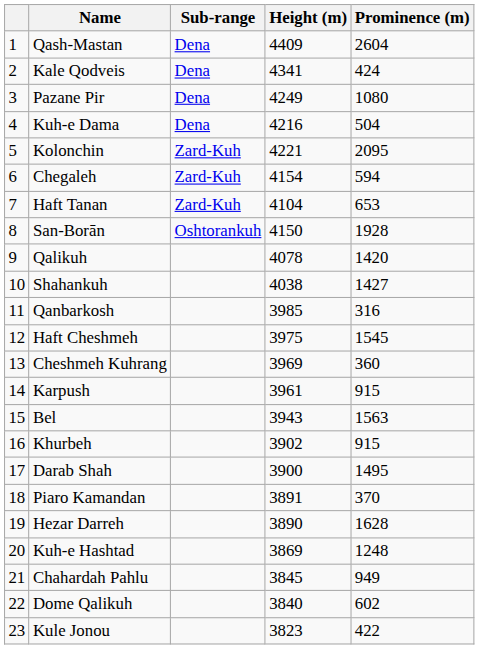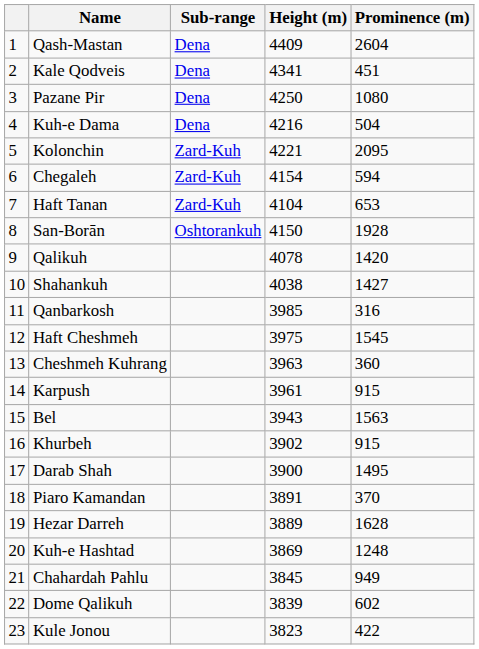(367, 71) 424 -> (367, 71) 451
(286, 97) 4249 -> (286, 97) 4250
(286, 364) 3969 -> (286, 364) 3963
(286, 524) 3890 -> (286, 524) 3889
(286, 603) 3840 -> (286, 603) 3839
